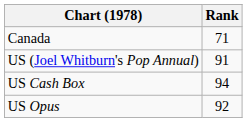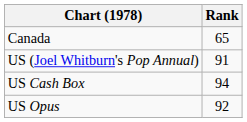(222, 38) 71 -> (222, 38) 65
